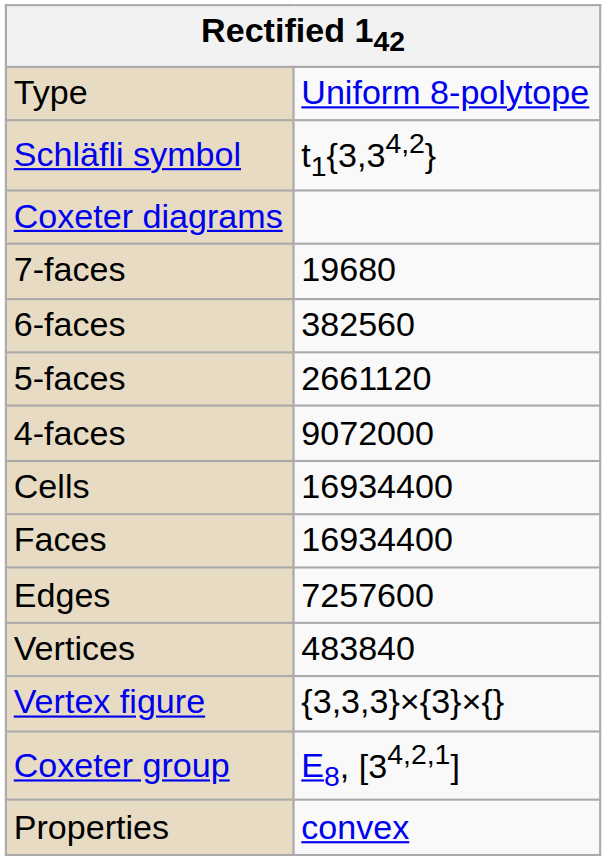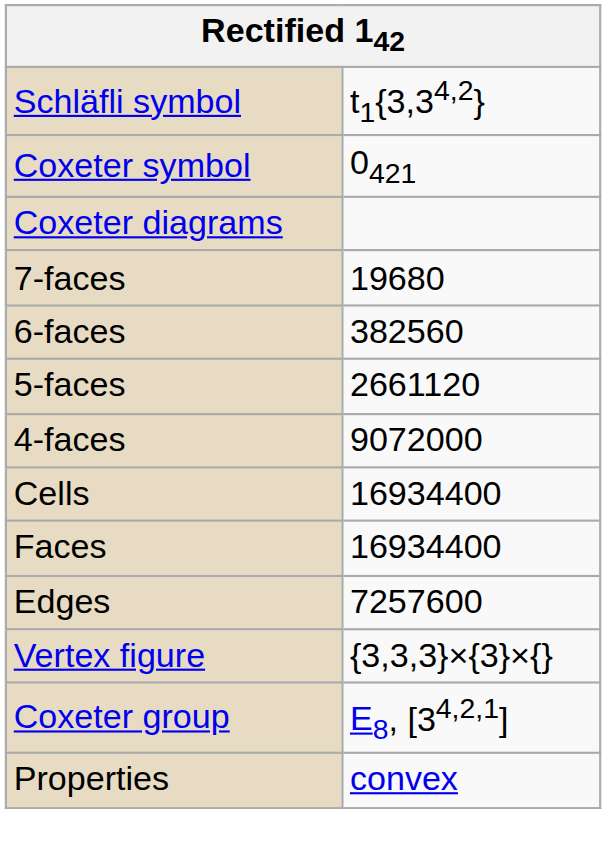- row: (51, 92)
+ row: (132, 165)
- row: (74, 648)
